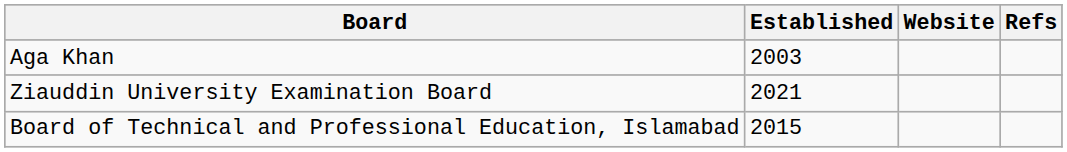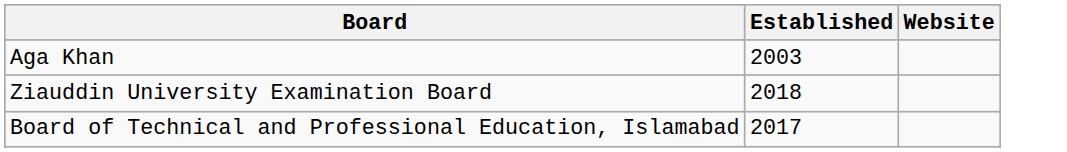- column: (1031, 23)
(776, 93) 2021 -> (776, 93) 2018
(776, 129) 2015 -> (776, 129) 2017
